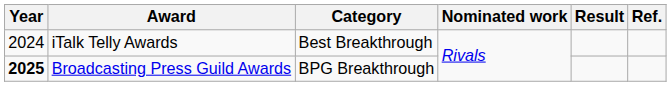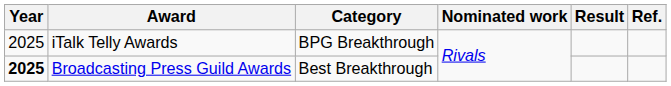(26, 42) 2024 -> (26, 42) 2025
(366, 42) Best Breakthrough -> (366, 42) BPG Breakthrough
(366, 68) BPG Breakthrough -> (366, 68) Best Breakthrough
